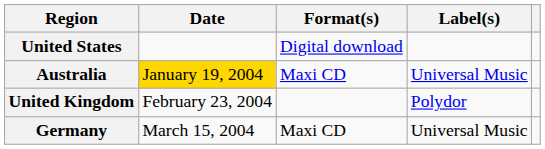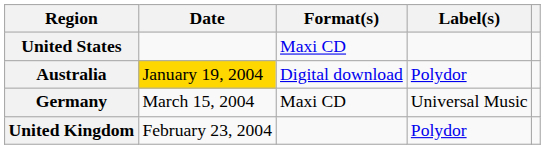(341, 46) Digital download -> (313, 46) Maxi CD
(313, 74) Maxi CD -> (341, 74) Digital download
(469, 74) Universal Music -> (439, 74) Polydor
rows swapped: (71, 102) <-> (71, 130)
